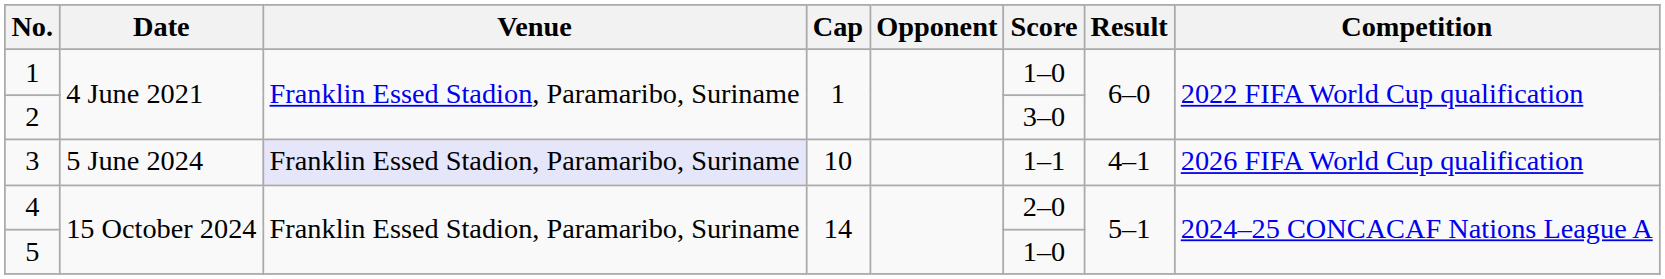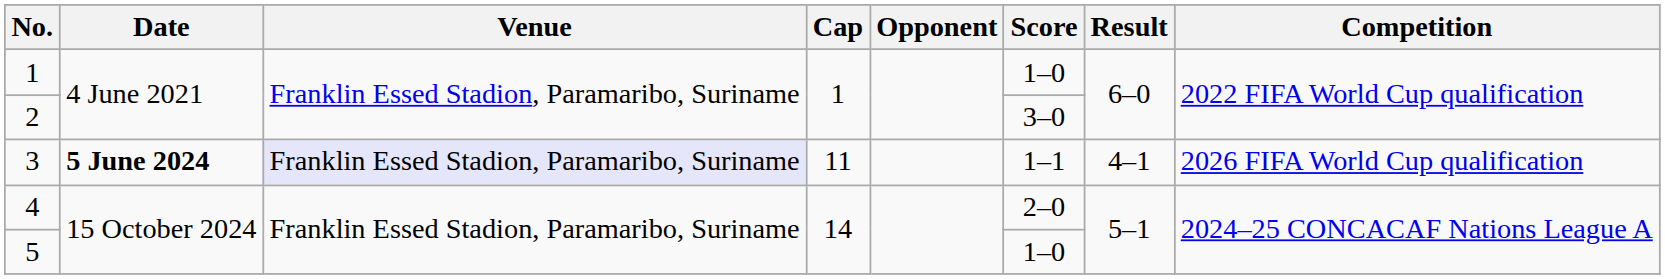(135, 161) normal -> (138, 161) bold
(838, 161) 10 -> (838, 161) 11
